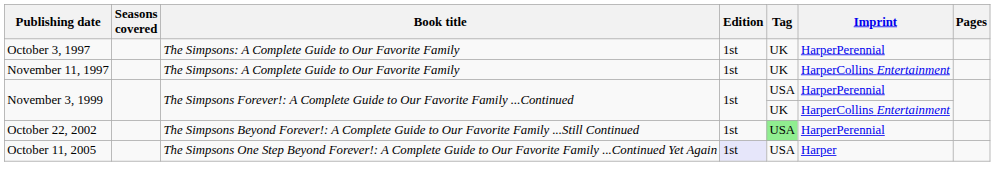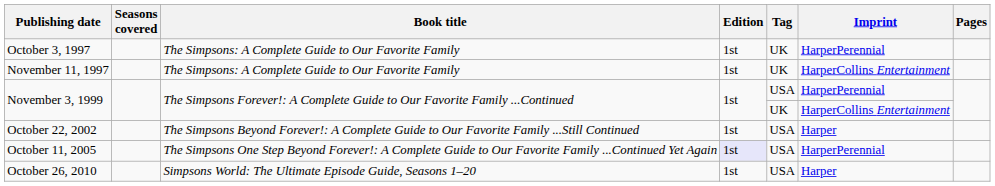(782, 130) lightgreen background -> (782, 130) no background
(843, 130) HarperPerennial -> (819, 130) Harper
(819, 150) Harper -> (843, 150) HarperPerennial
+ row: (52, 171)
